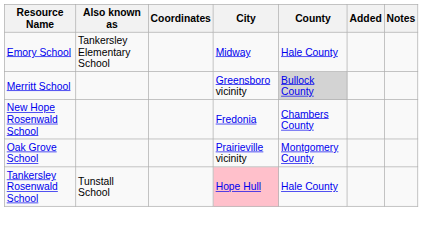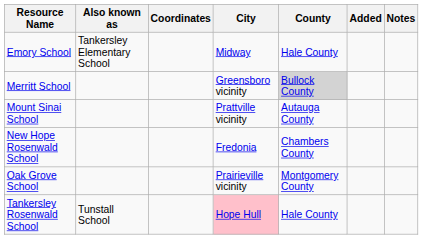+ row: (34, 114)
